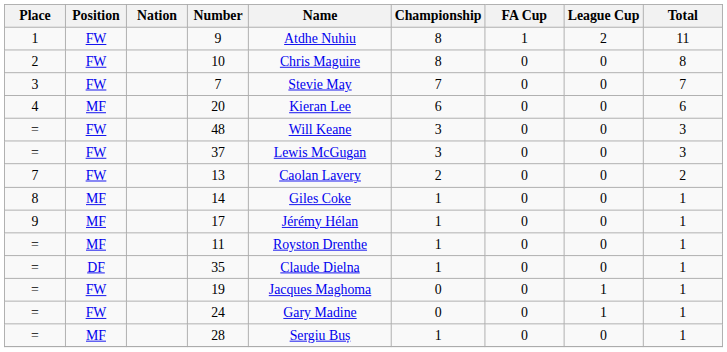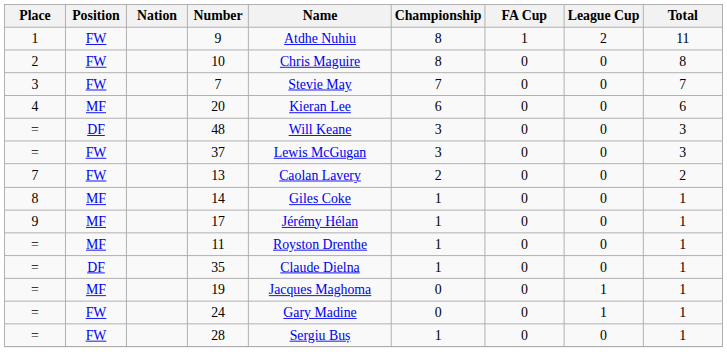(96, 130) FW -> (96, 130) DF
(96, 289) FW -> (96, 289) MF
(96, 335) MF -> (96, 335) FW
